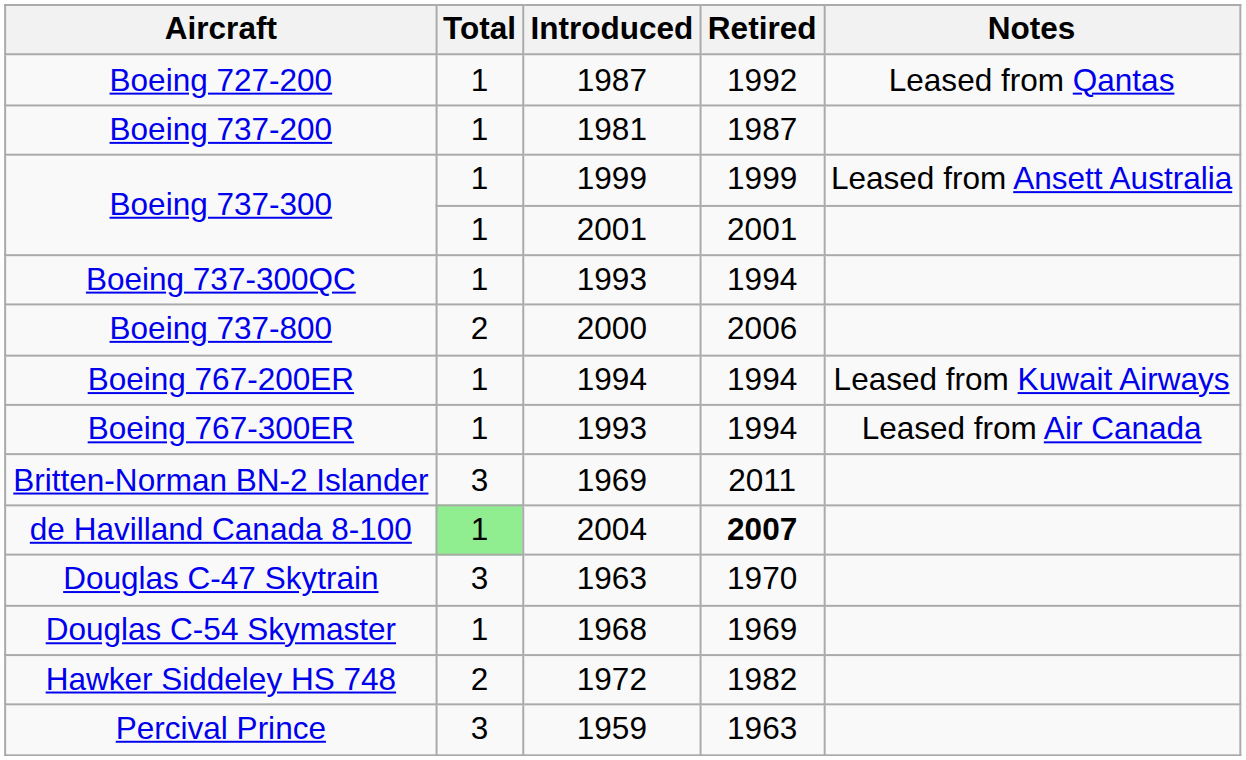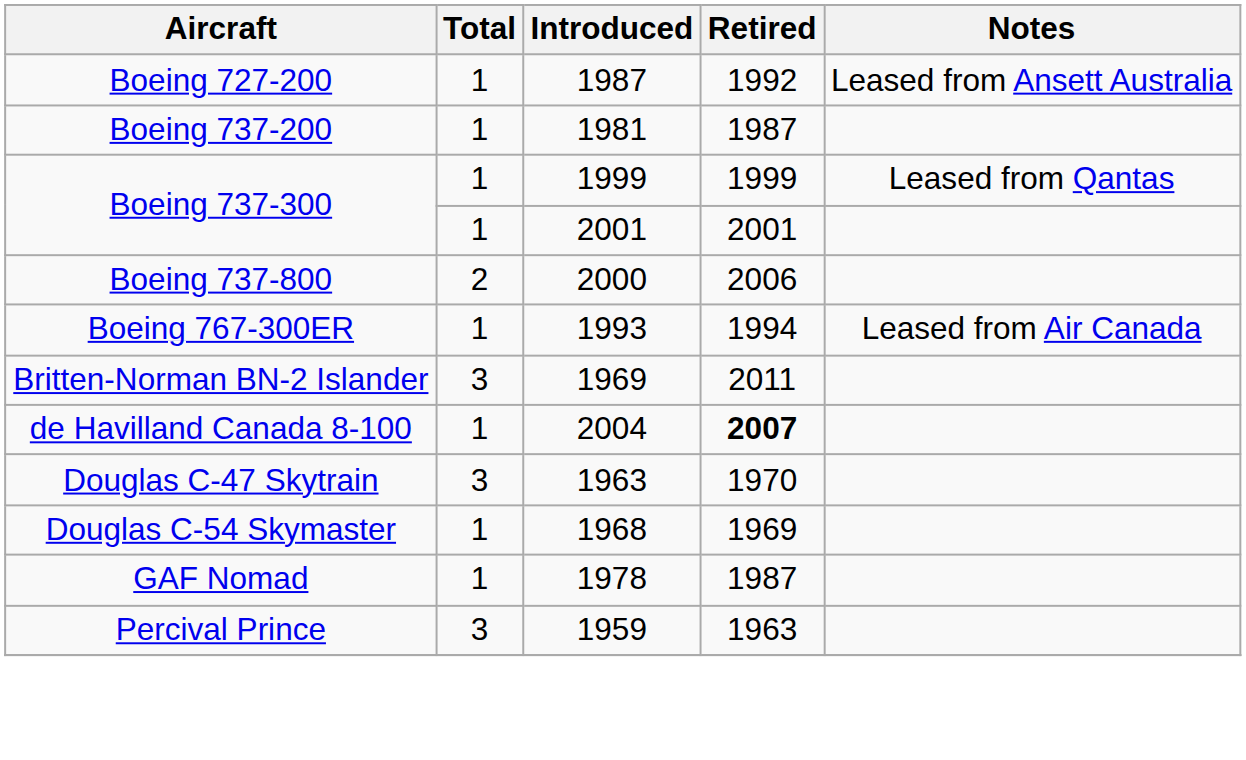(1032, 79) Leased from Qantas -> (1032, 79) Leased from Ansett Australia
(1032, 179) Leased from Ansett Australia -> (1032, 179) Leased from Qantas
- row: (221, 279)
- row: (221, 379)
(479, 529) lightgreen background -> (479, 429) no background
+ row: (221, 579)
- row: (221, 679)
